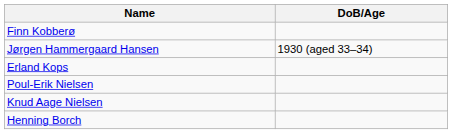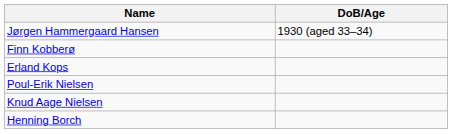rows swapped: (41, 31) <-> (83, 49)
